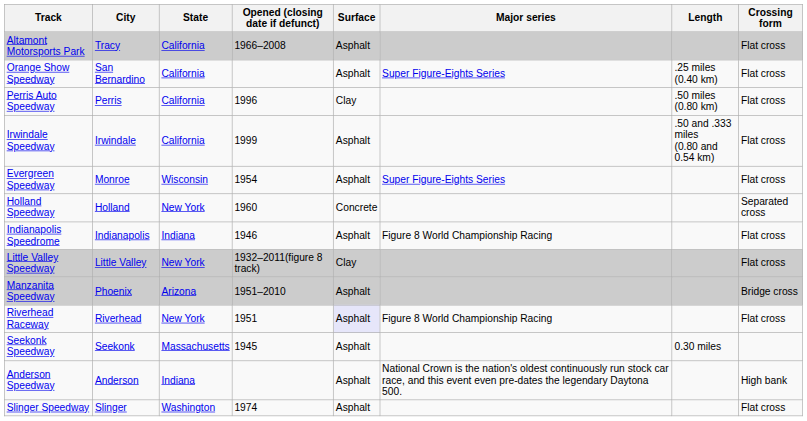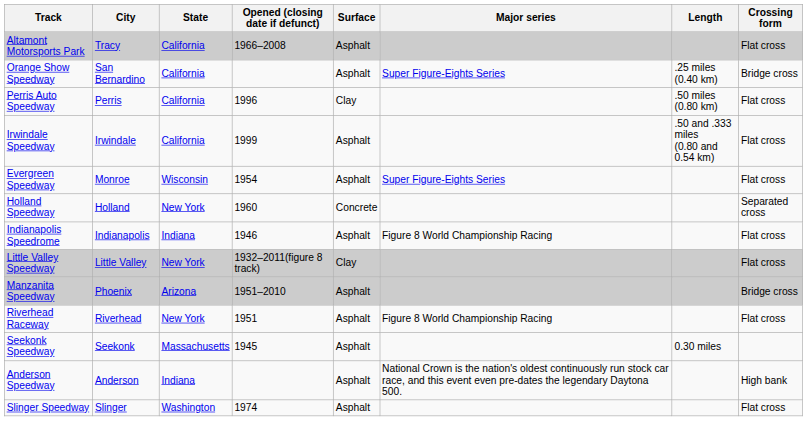(763, 73) Flat cross -> (769, 73) Bridge cross
(353, 319) lavender background -> (353, 319) no background
